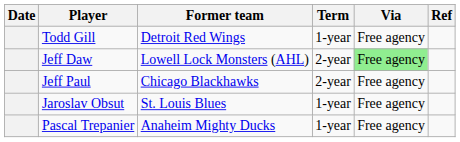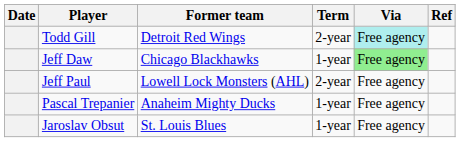(333, 37) 1-year -> (333, 37) 2-year
(391, 37) no background -> (391, 37) paleturquoise background
(225, 59) Lowell Lock Monsters (AHL) -> (200, 59) Chicago Blackhawks
(333, 59) 2-year -> (333, 59) 1-year
(200, 81) Chicago Blackhawks -> (225, 81) Lowell Lock Monsters (AHL)
rows swapped: (83, 103) <-> (88, 125)
